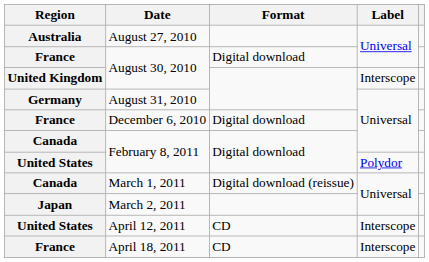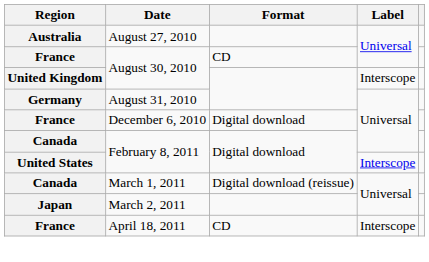(259, 57) Digital download -> (221, 57) CD
(381, 162) Polydor -> (388, 162) Interscope
- row: (55, 225)
